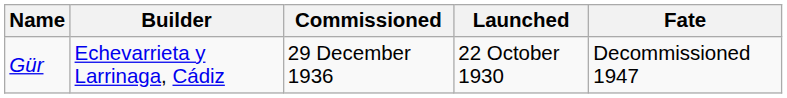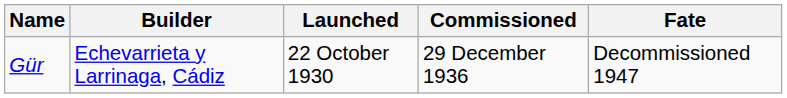columns swapped: (521, 20) <-> (368, 20)
